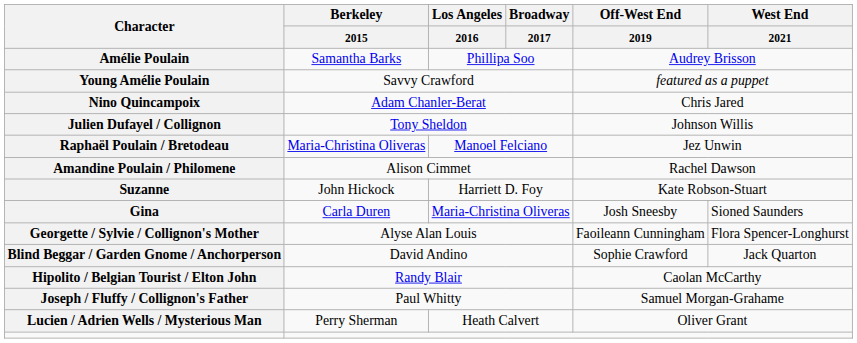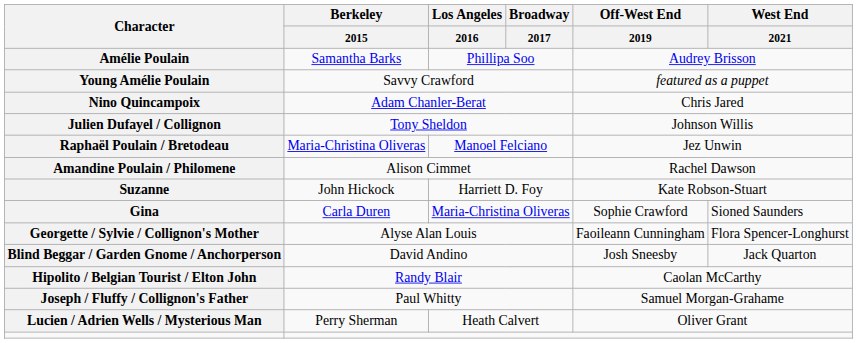(640, 211) Josh Sneesby -> (640, 211) Sophie Crawford
(640, 255) Sophie Crawford -> (640, 255) Josh Sneesby
